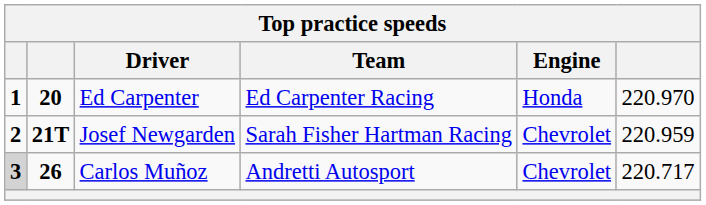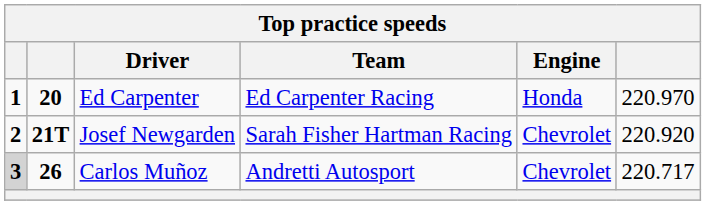(658, 134) 220.959 -> (658, 134) 220.920
